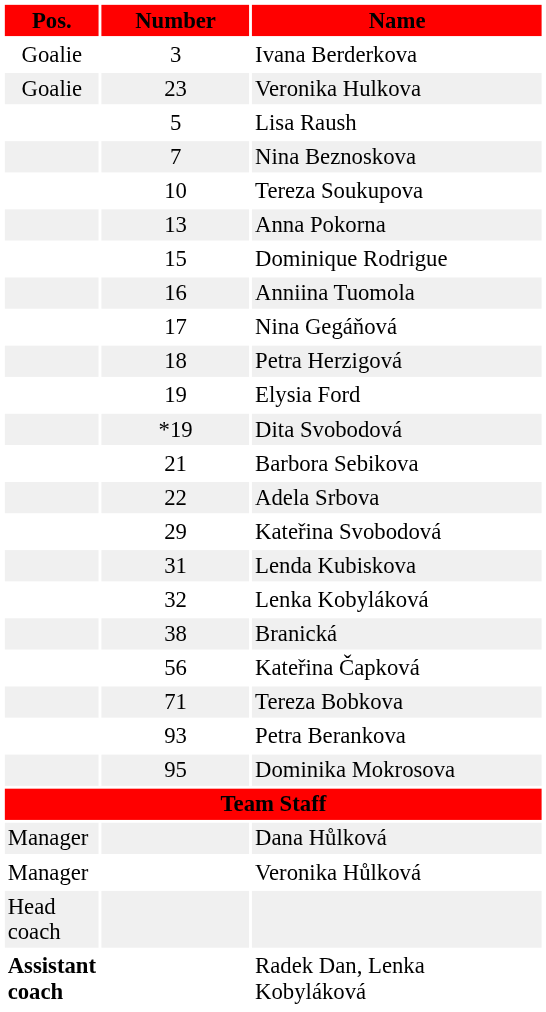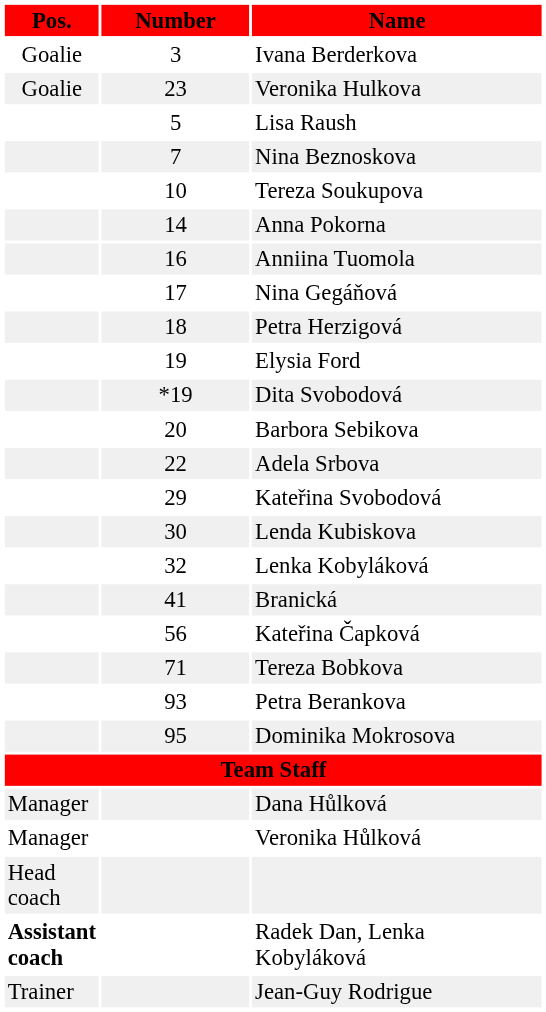(176, 224) 13 -> (176, 224) 14
- row: (351, 258)
(176, 463) 21 -> (176, 429) 20
(176, 565) 31 -> (176, 531) 30
(176, 633) 38 -> (176, 599) 41
+ row: (344, 991)
